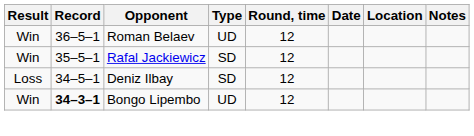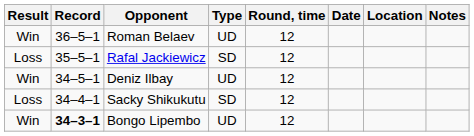(28, 58) Win -> (28, 58) Loss
(28, 79) Loss -> (28, 79) Win
(227, 79) SD -> (227, 79) UD
+ row: (156, 100)
